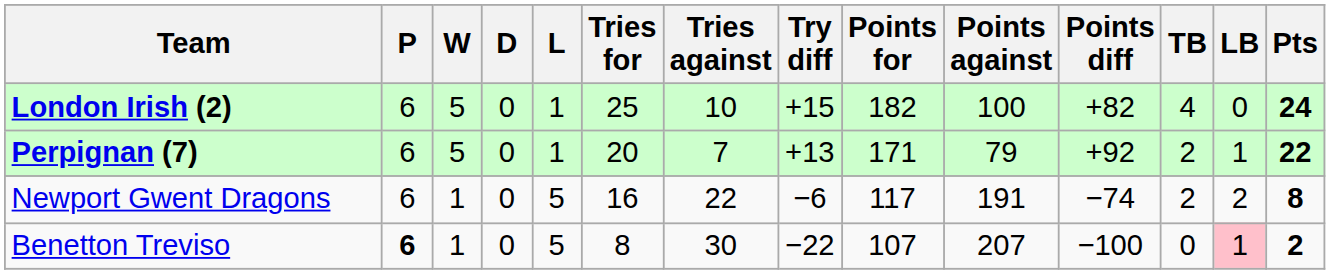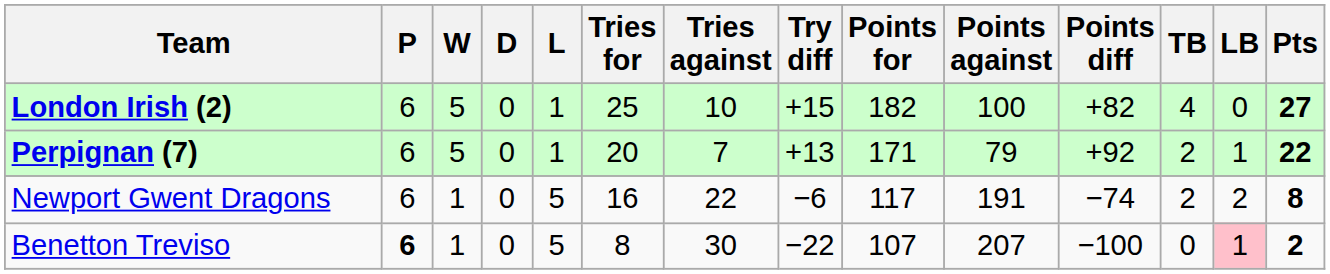(1295, 106) 24 -> (1295, 106) 27
